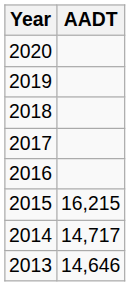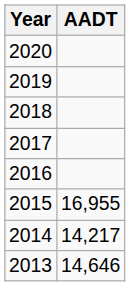(91, 204) 16,215 -> (91, 204) 16,955
(91, 235) 14,717 -> (91, 235) 14,217
